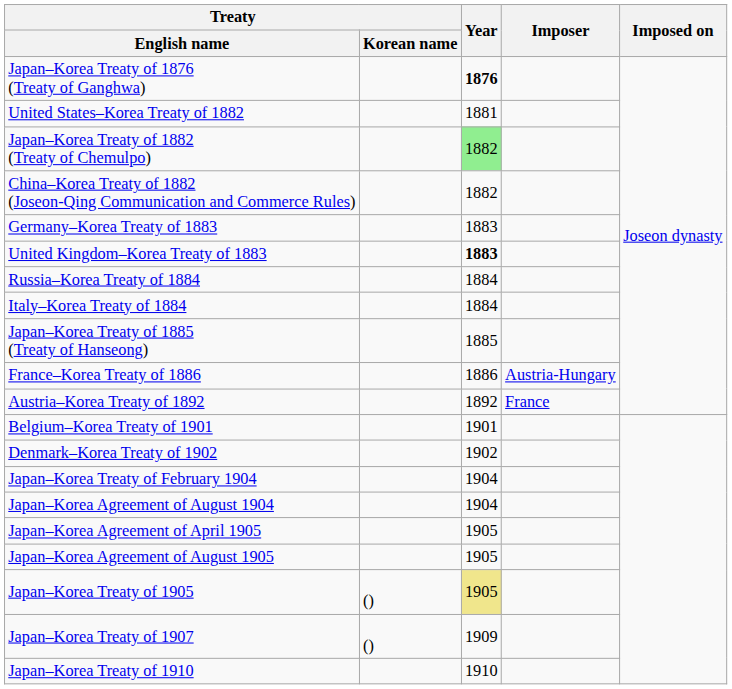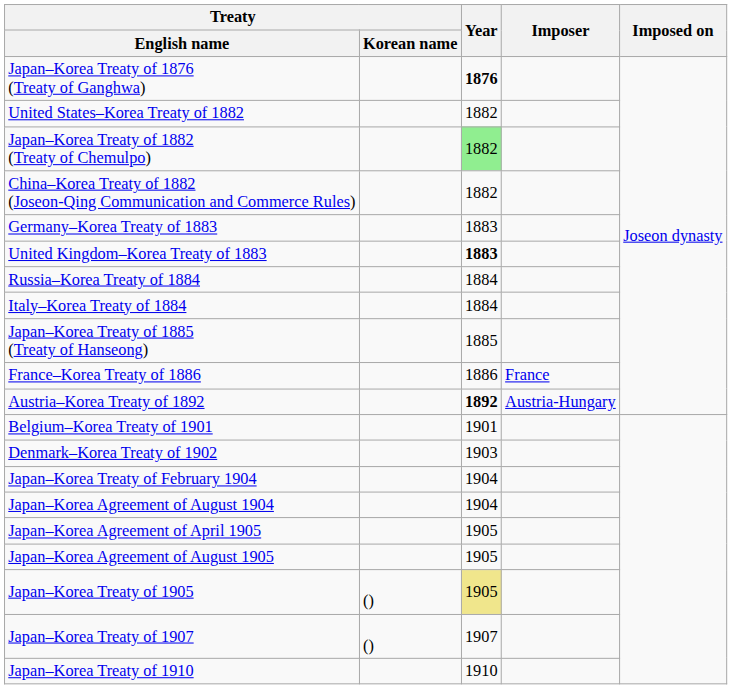(481, 113) 1881 -> (481, 113) 1882
(560, 375) Austria-Hungary -> (527, 375) France
(481, 401) normal -> (481, 401) bold
(527, 401) France -> (560, 401) Austria-Hungary
(481, 453) 1902 -> (481, 453) 1903
(481, 636) 1909 -> (481, 636) 1907
